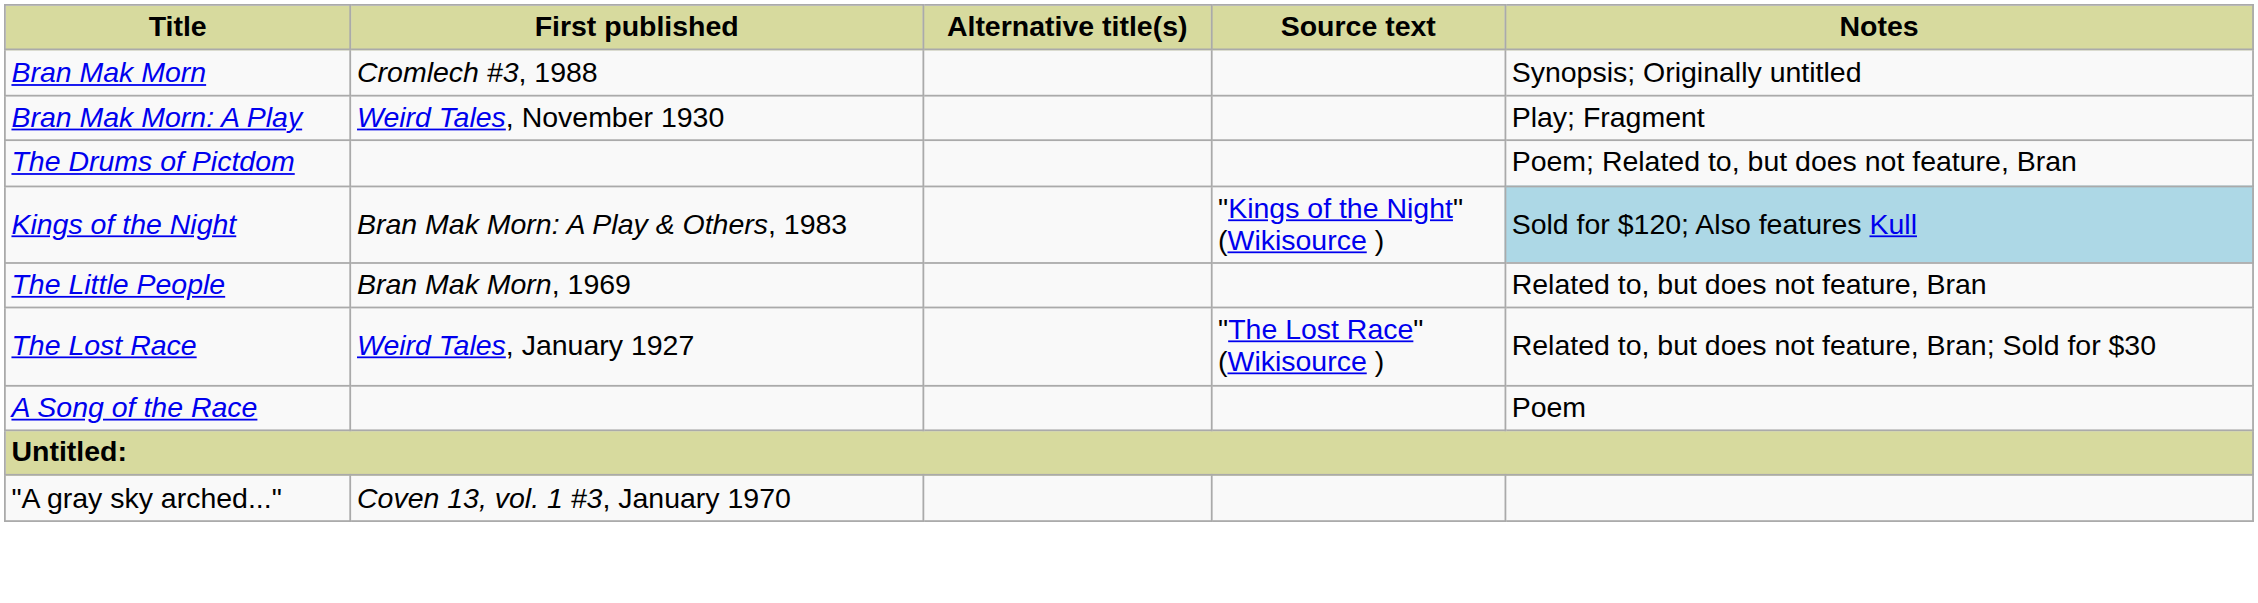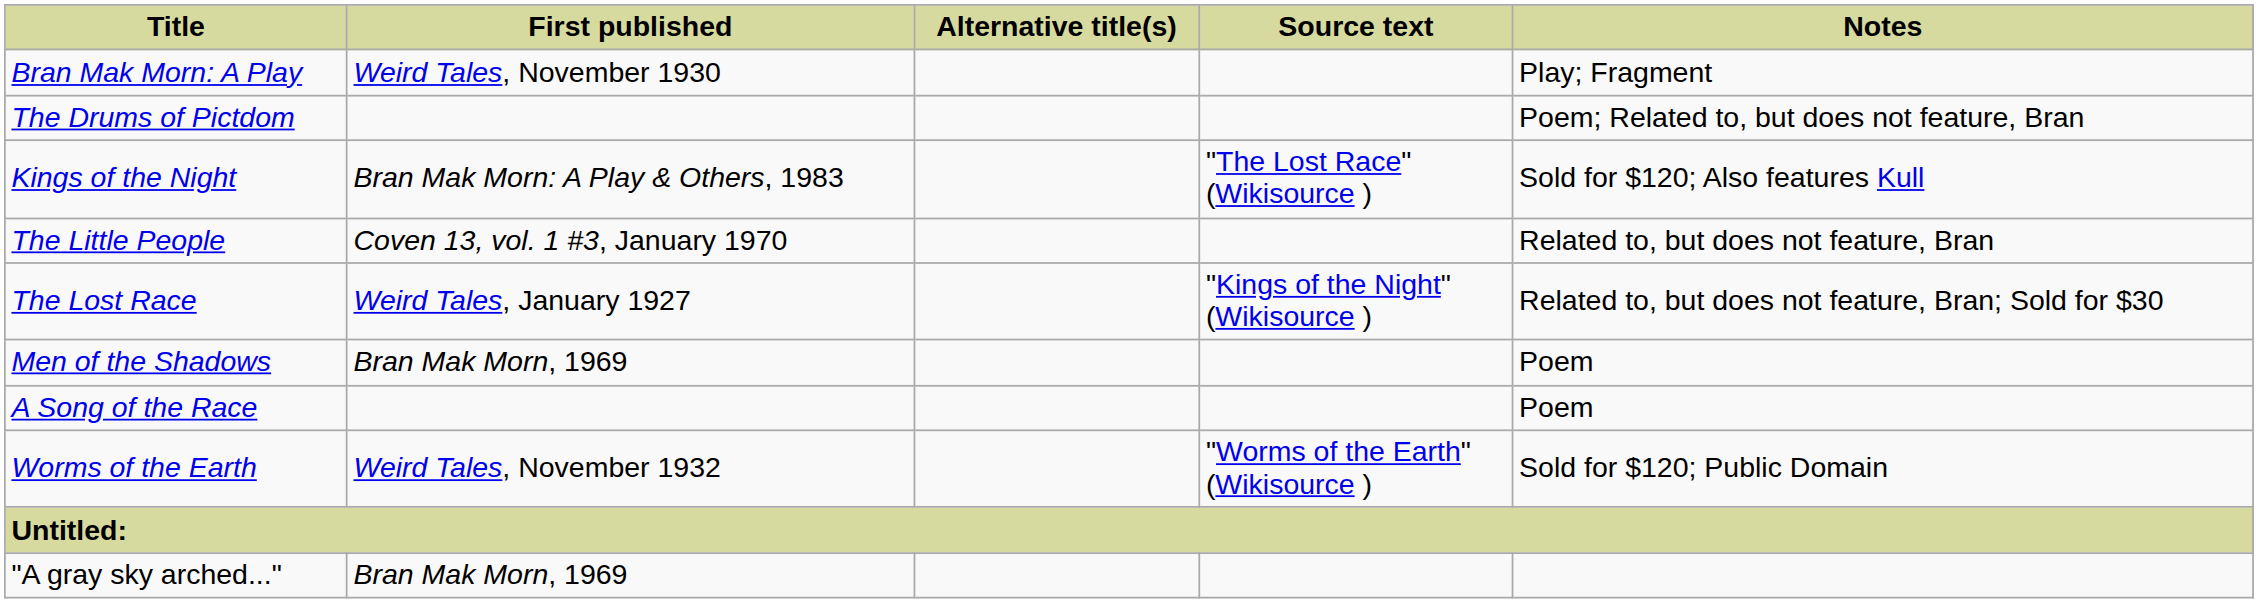- row: (109, 72)
(1341, 223) "Kings of the Night" (Wikisource ) -> (1309, 178) "The Lost Race" (Wikisource )
(1714, 223) lightblue background -> (1722, 178) no background
(494, 284) Bran Mak Morn, 1969 -> (570, 239) Coven 13, vol. 1 #3, January 1970
(1321, 346) "The Lost Race" (Wikisource ) -> (1328, 300) "Kings of the Night" (Wikisource )
+ row: (141, 362)
+ row: (134, 468)
(574, 497) Coven 13, vol. 1 #3, January 1970 -> (490, 574) Bran Mak Morn, 1969
